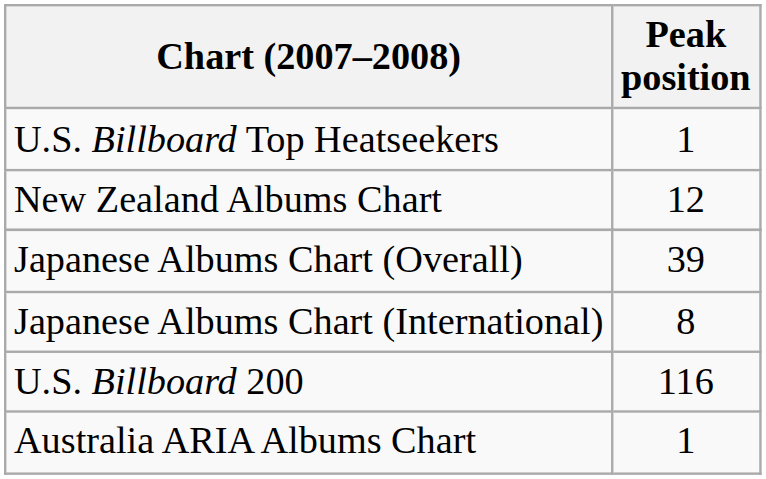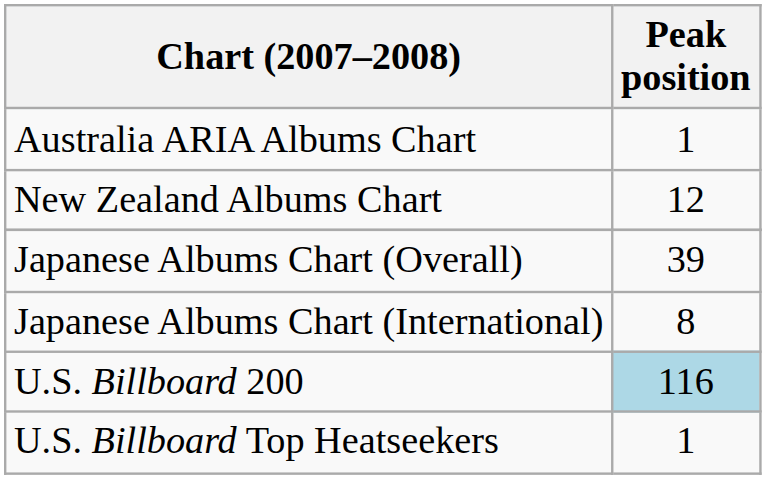rows swapped: (245, 441) <-> (256, 138)
(686, 381) no background -> (686, 381) lightblue background
